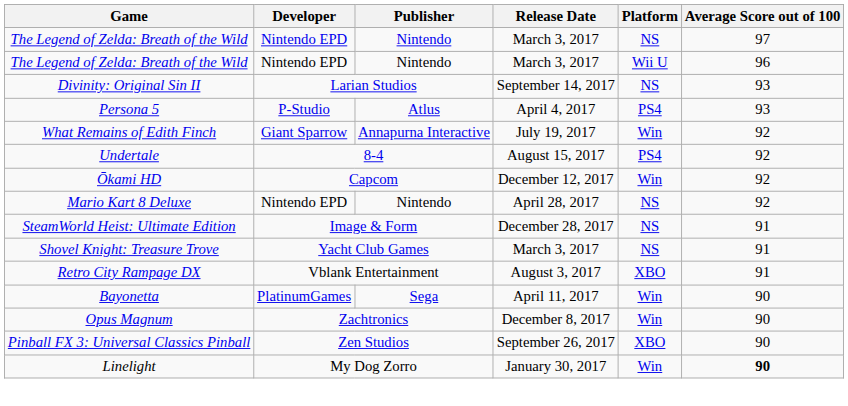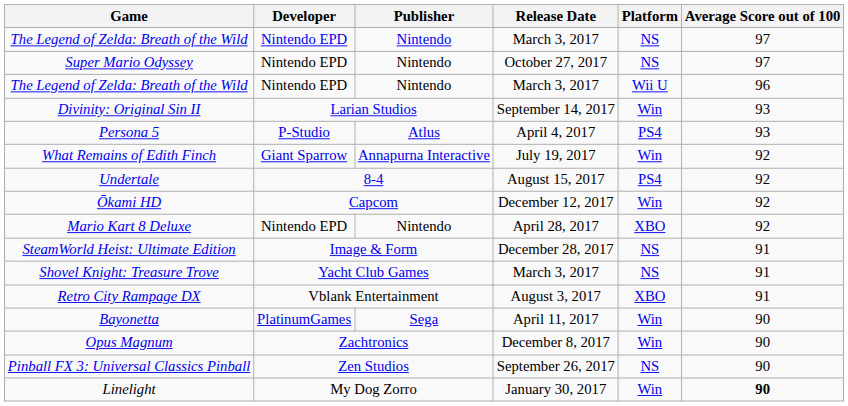+ row: (129, 62)
(650, 86) NS -> (650, 109) Win
(650, 202) NS -> (650, 226) XBO
(650, 343) XBO -> (650, 366) NS
